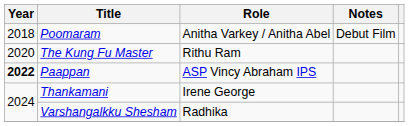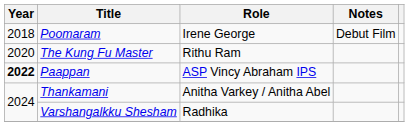(256, 33) Anitha Varkey / Anitha Abel -> (219, 33) Irene George
(219, 92) Irene George -> (256, 92) Anitha Varkey / Anitha Abel
